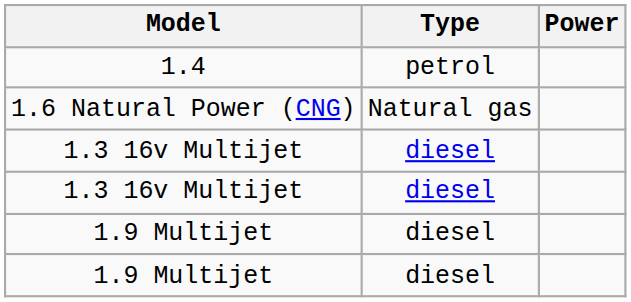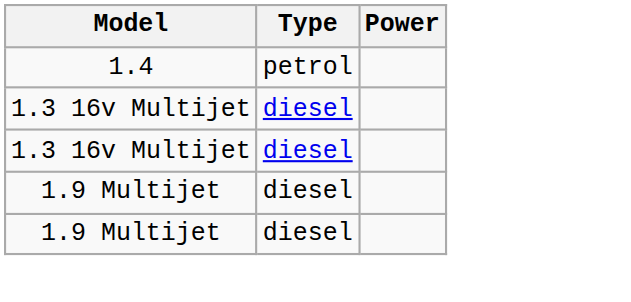- row: (183, 109)
